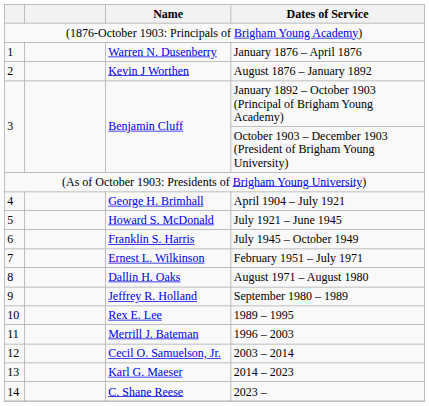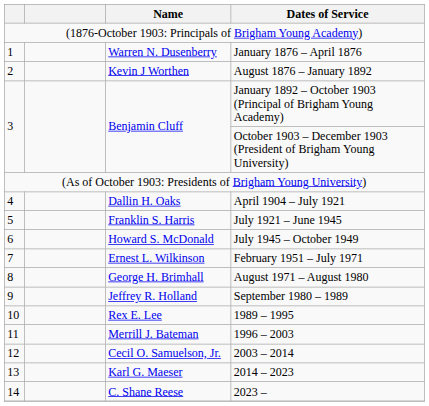(156, 201) George H. Brimhall -> (144, 201) Dallin H. Oaks
(161, 220) Howard S. McDonald -> (151, 220) Franklin S. Harris
(151, 239) Franklin S. Harris -> (161, 239) Howard S. McDonald
(144, 277) Dallin H. Oaks -> (156, 277) George H. Brimhall
